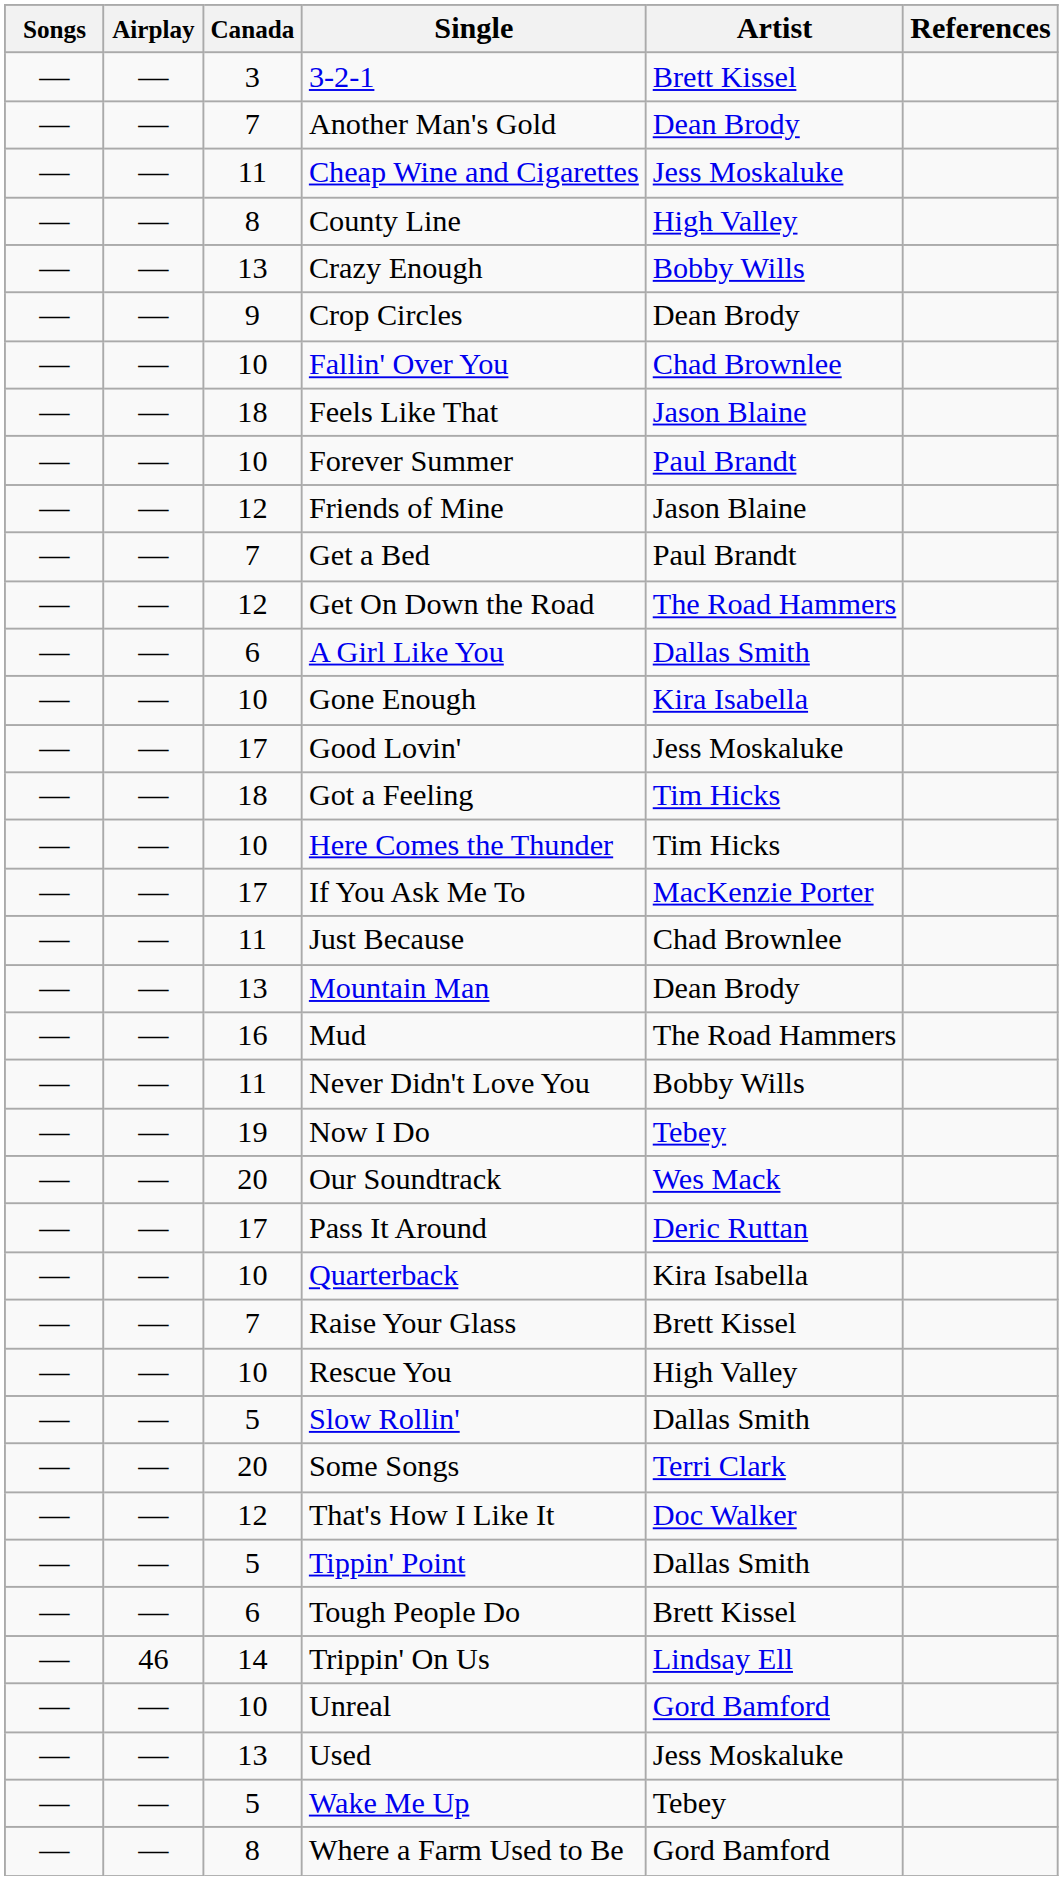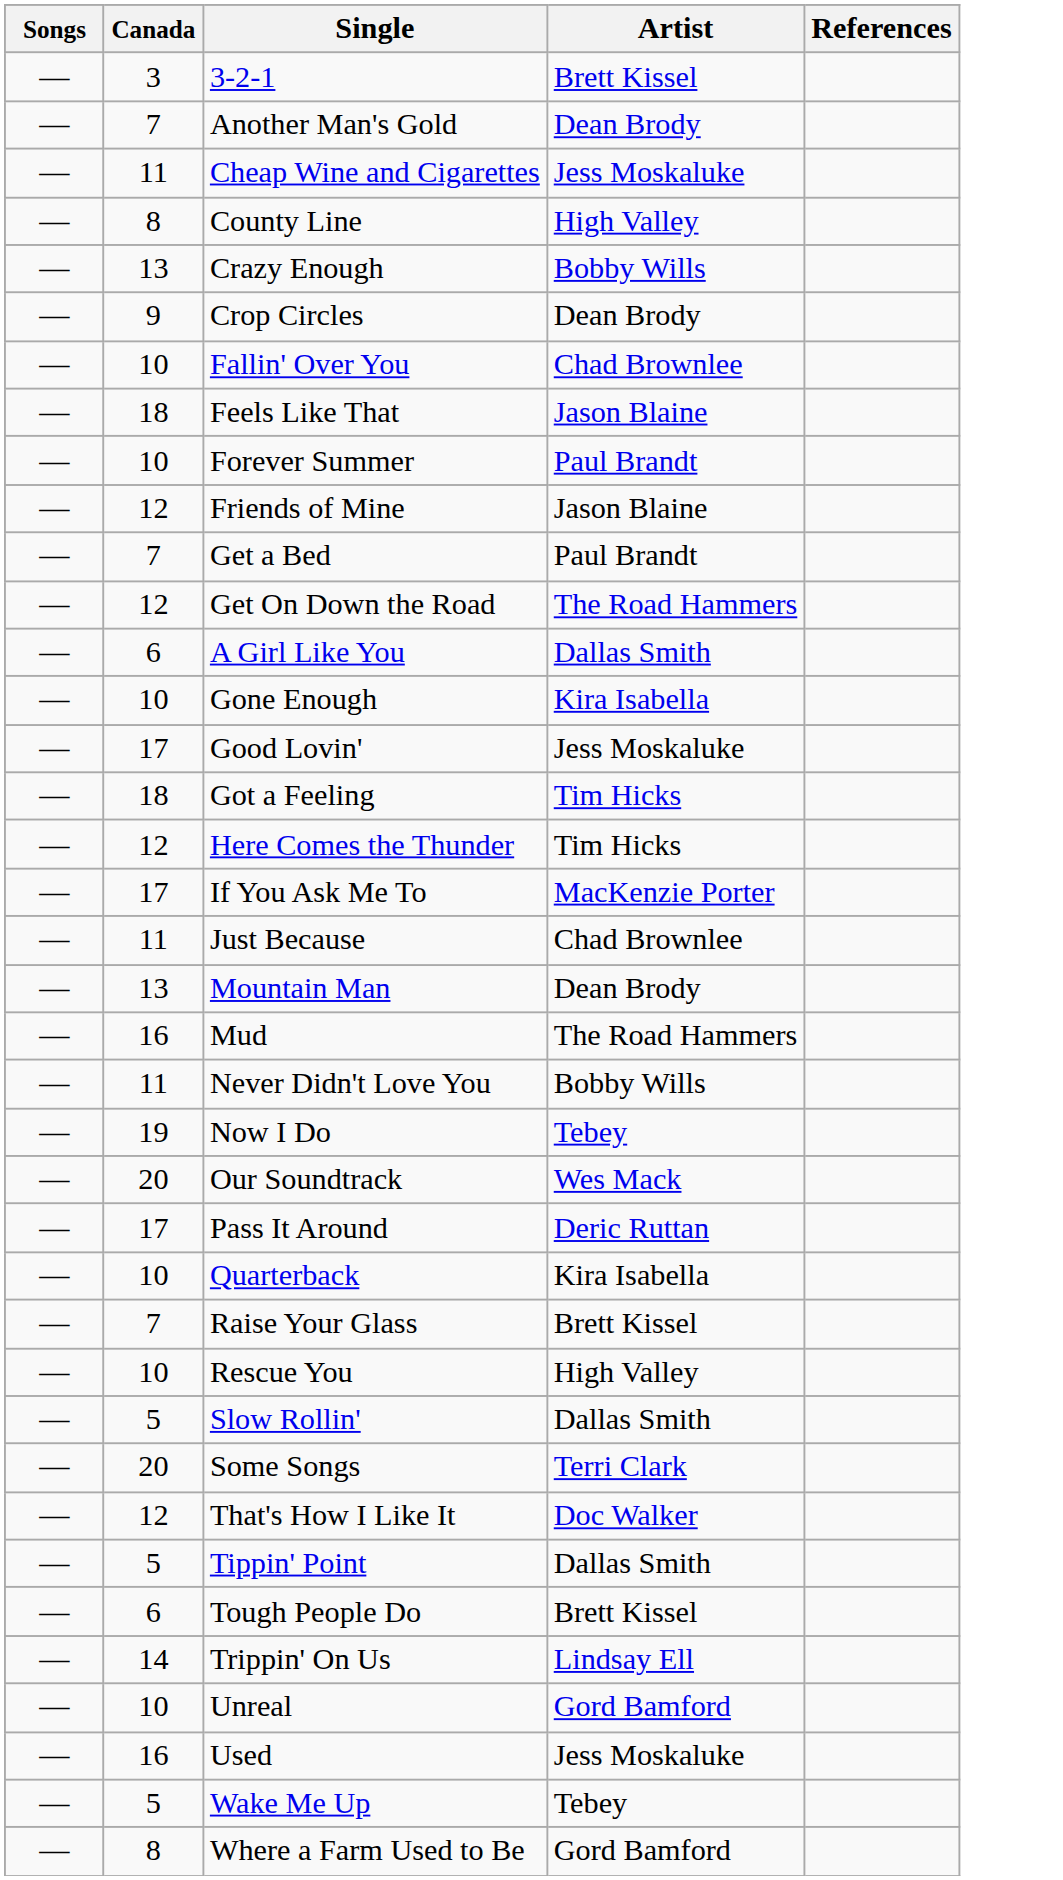- column: (153, 30)
(252, 843) 10 -> (153, 843) 12
(252, 1754) 13 -> (153, 1754) 16
